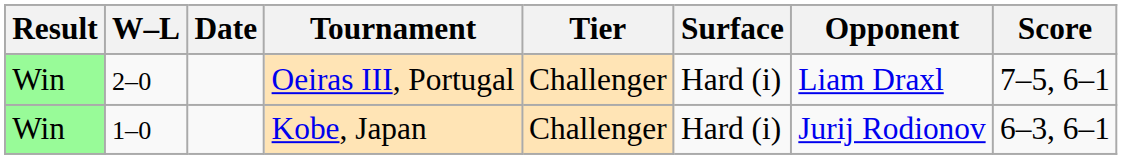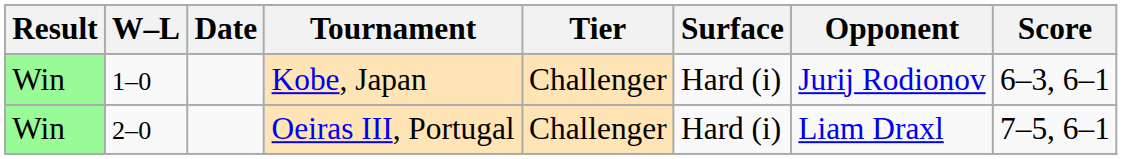rows swapped: (349, 128) <-> (393, 79)
